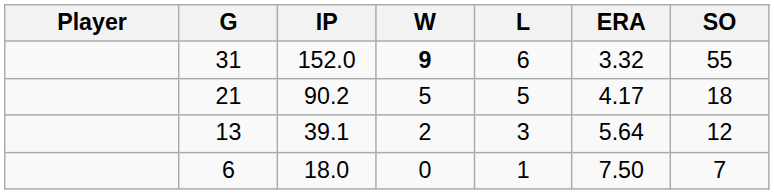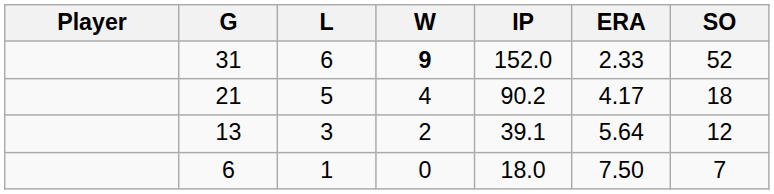columns swapped: (327, 22) <-> (523, 22)
(621, 59) 3.32 -> (621, 59) 2.33
(720, 59) 55 -> (720, 59) 52
(425, 96) 5 -> (425, 96) 4
